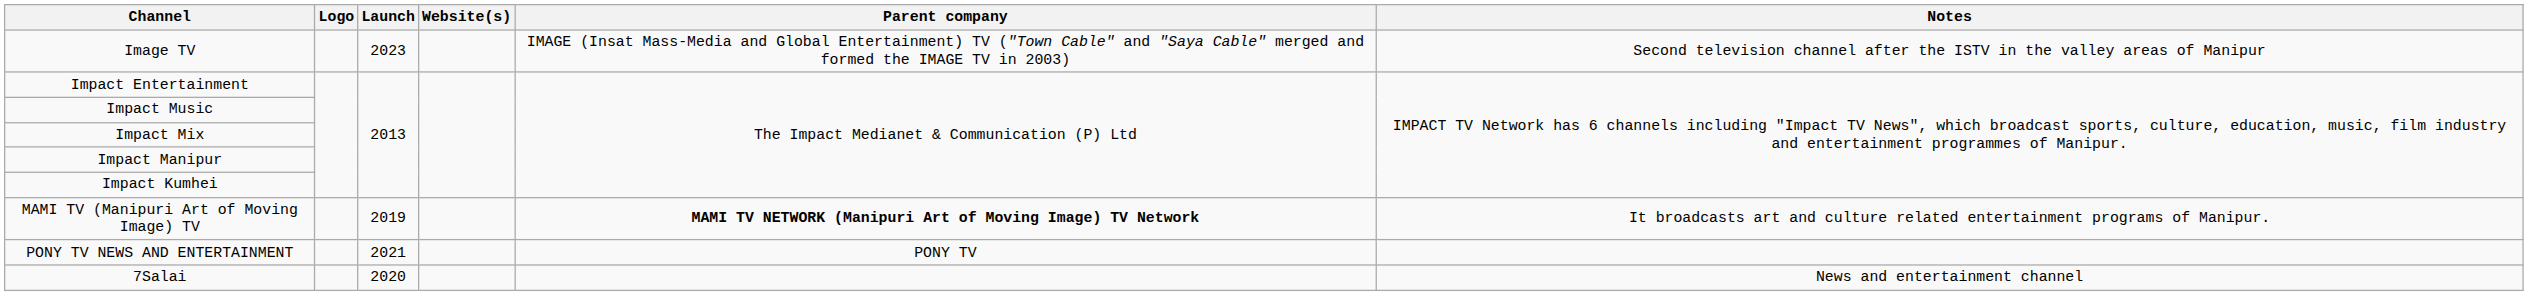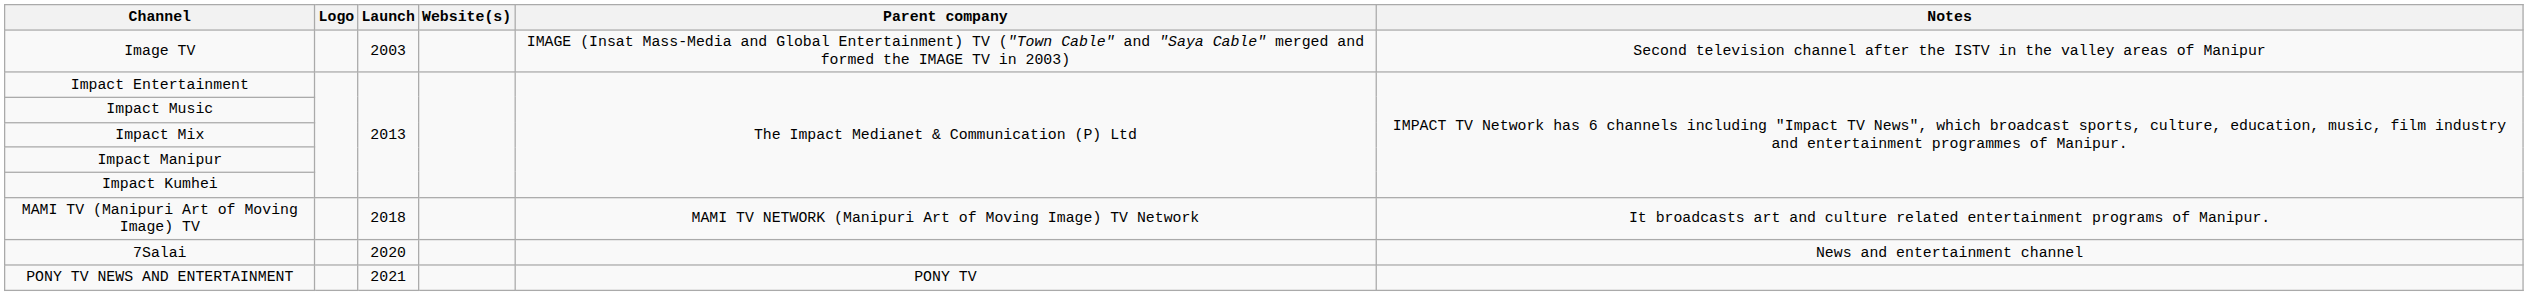(388, 51) 2023 -> (388, 51) 2003
(388, 218) 2019 -> (388, 218) 2018
(945, 218) bold -> (945, 218) normal
rows swapped: (160, 252) <-> (160, 277)
